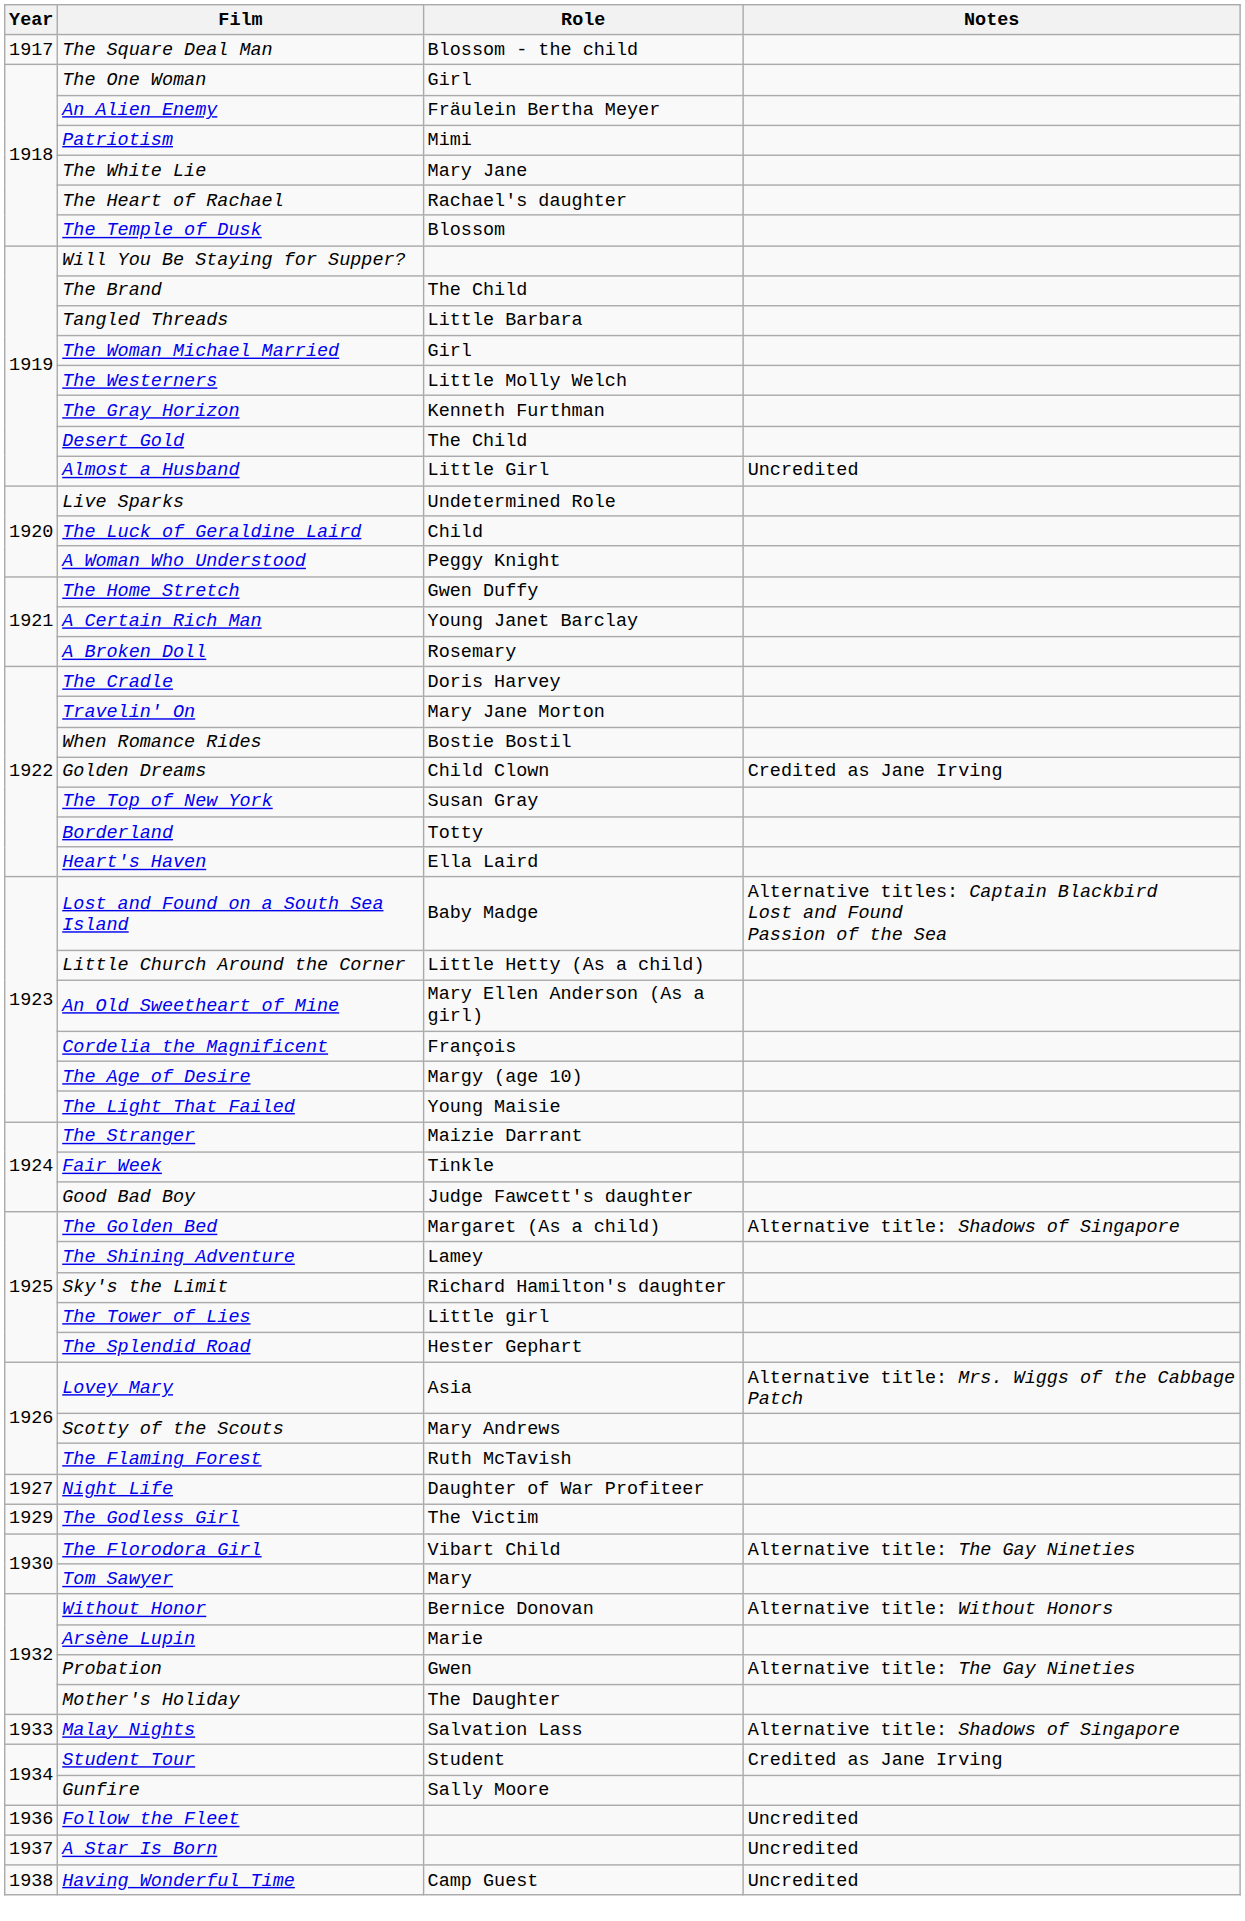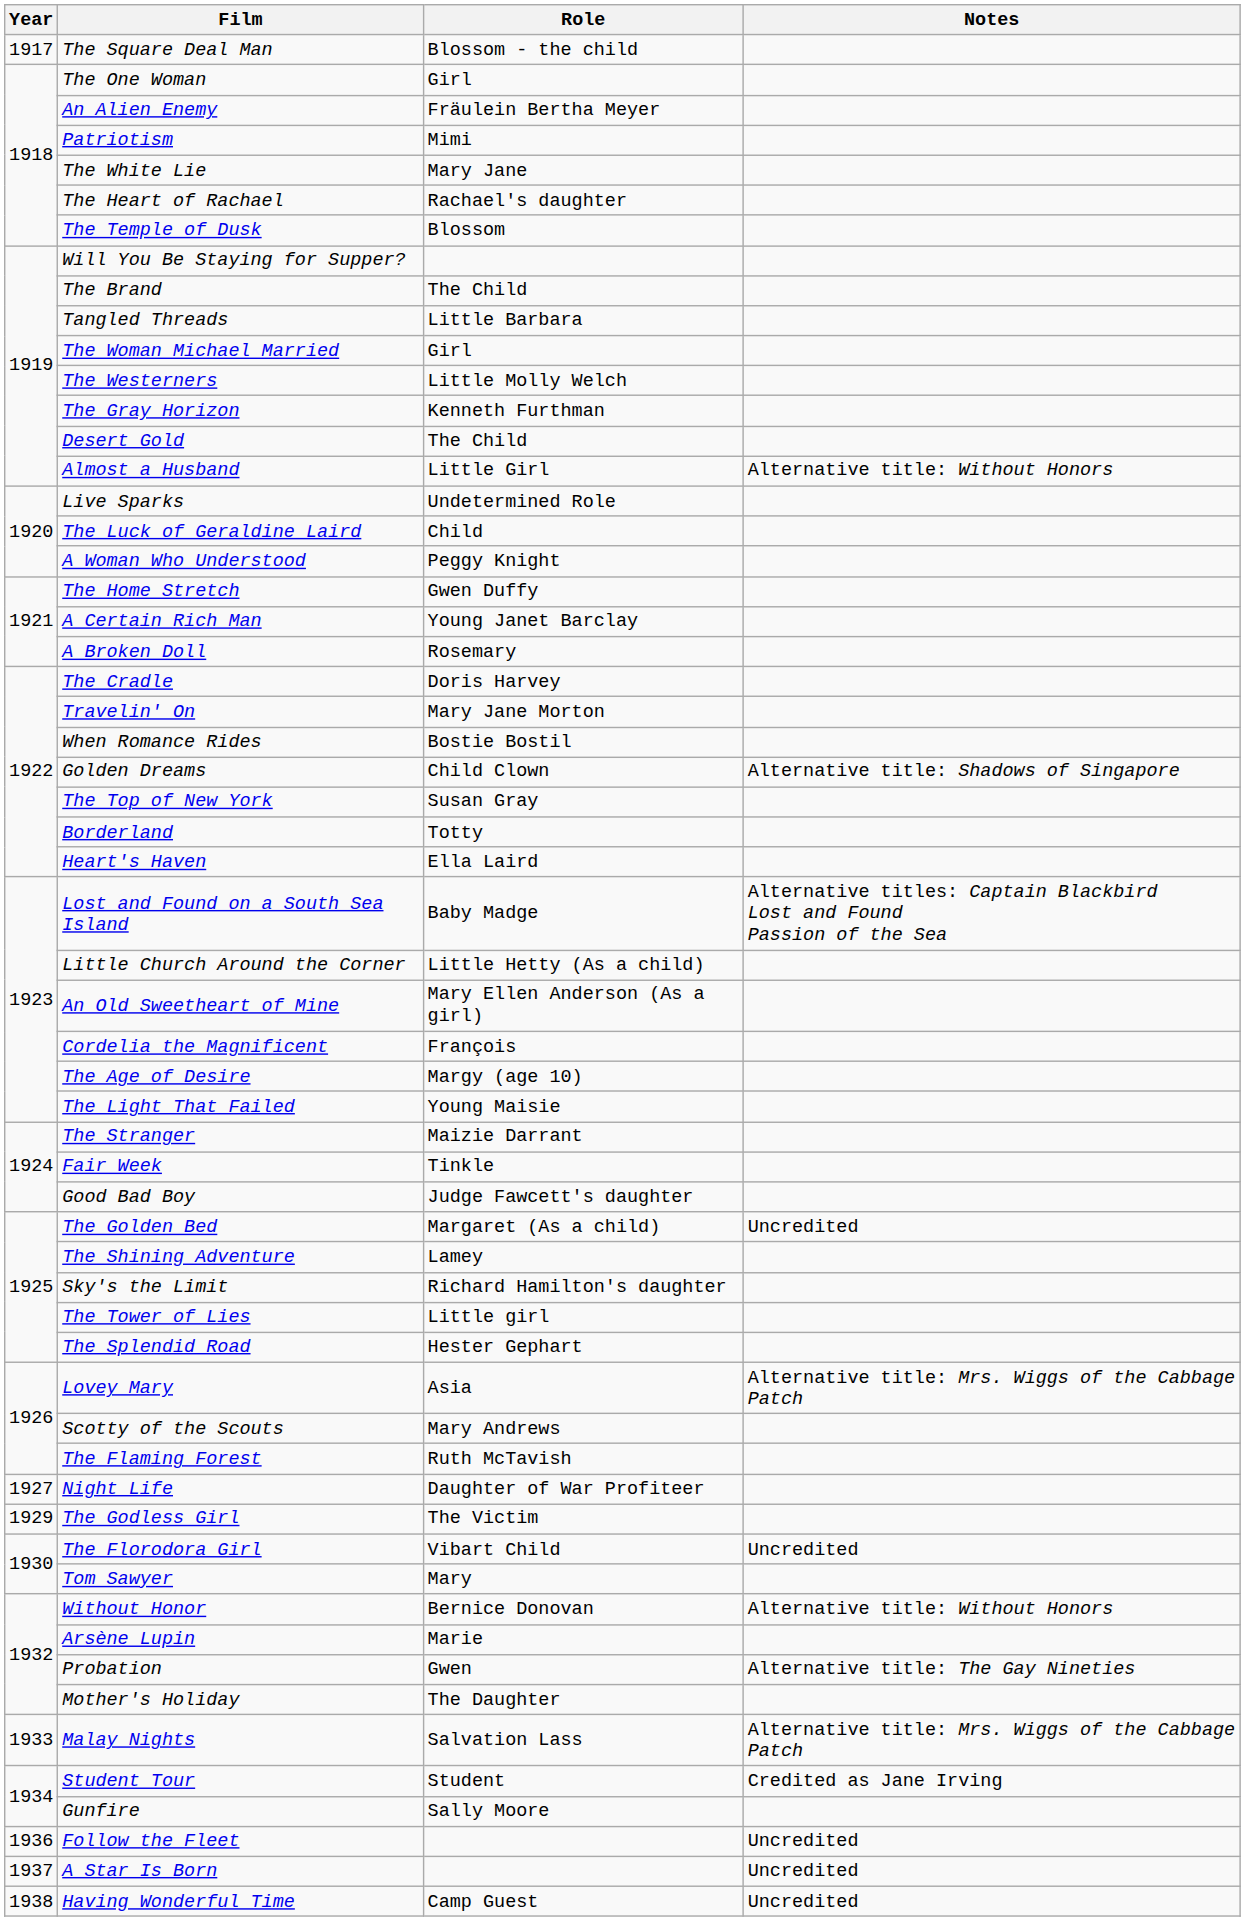(803, 471) Uncredited -> (930, 471) Alternative title: Without Honors
(875, 772) Credited as Jane Irving -> (964, 772) Alternative title: Shadows of Singapore
(964, 1227) Alternative title: Shadows of Singapore -> (803, 1227) Uncredited
(942, 1549) Alternative title: The Gay Nineties -> (803, 1549) Uncredited
(964, 1730) Alternative title: Shadows of Singapore -> (991, 1740) Alternative title: Mrs. Wiggs of the Cabbage Patch
